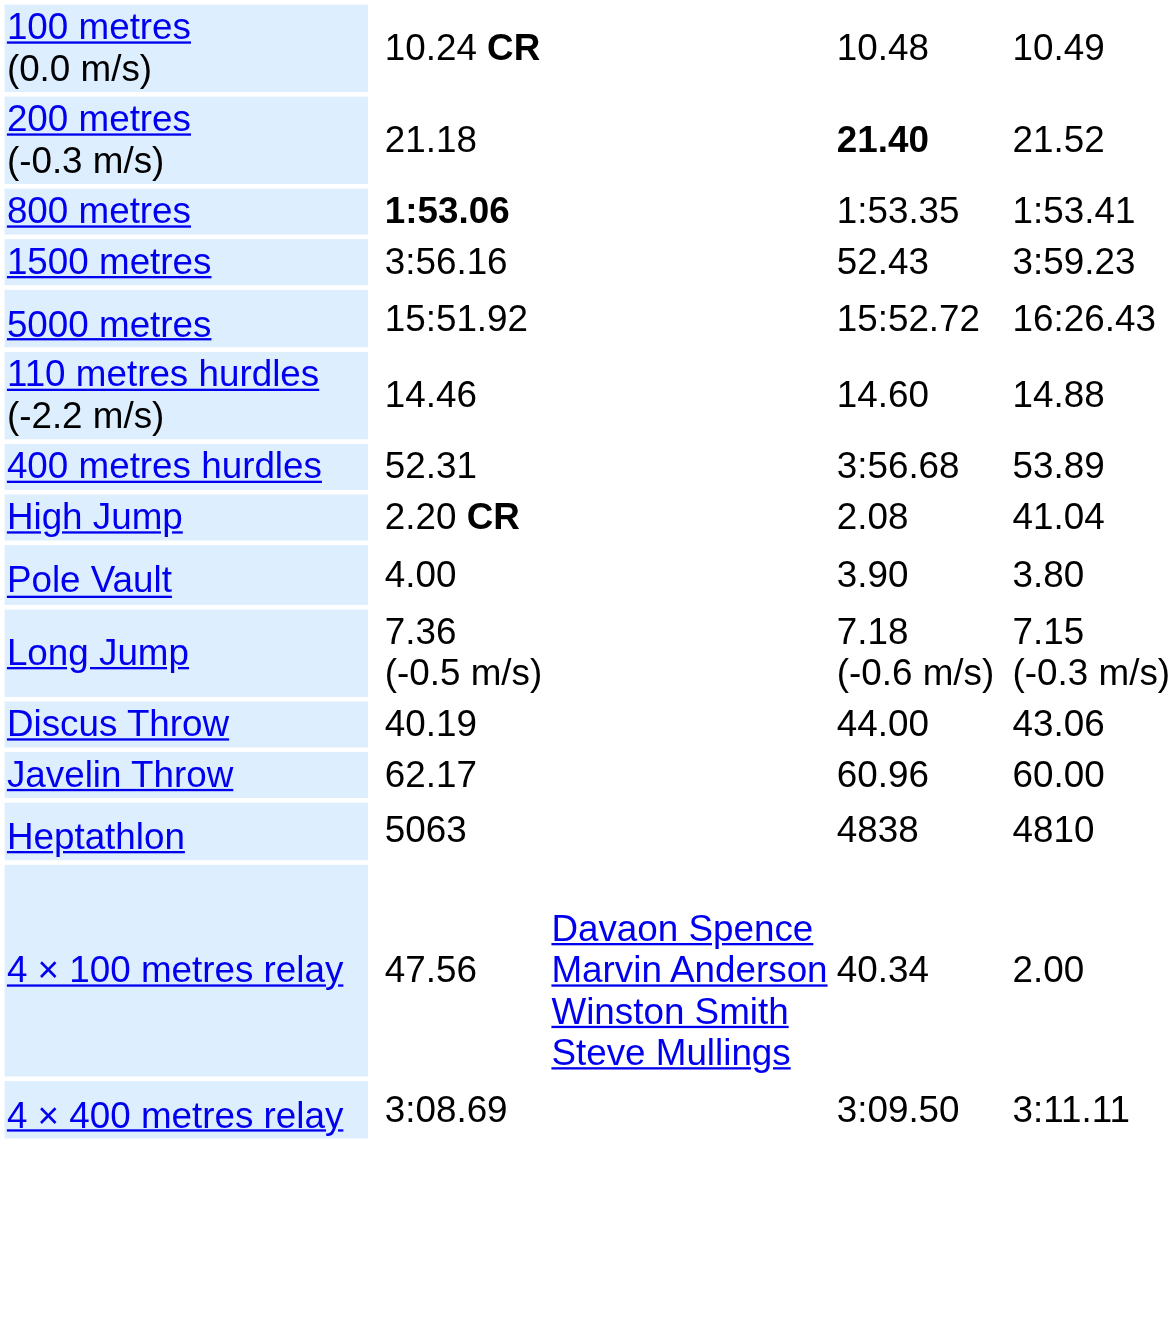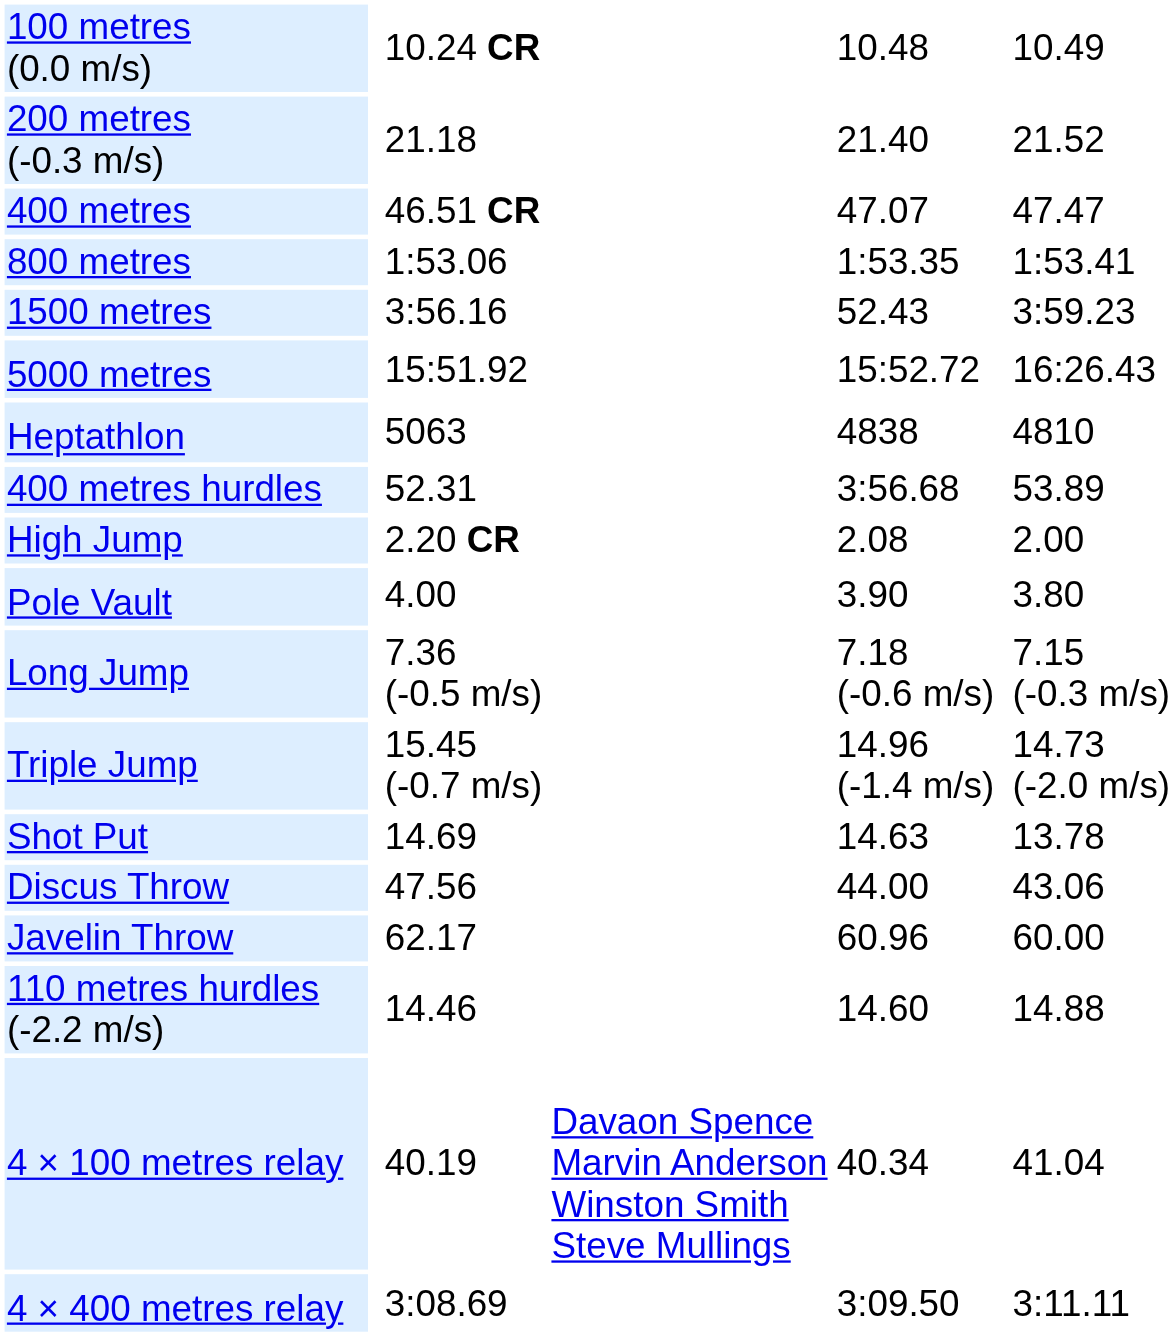(883, 139) bold -> (883, 139) normal
+ row: (99, 210)
(447, 210) bold -> (446, 261) normal
rows swapped: (163, 395) <-> (107, 831)
(1059, 517) 41.04 -> (1048, 539) 2.00
+ row: (102, 765)
+ row: (77, 836)
(431, 723) 40.19 -> (431, 887) 47.56
(431, 969) 47.56 -> (431, 1163) 40.19
(1048, 969) 2.00 -> (1059, 1163) 41.04
